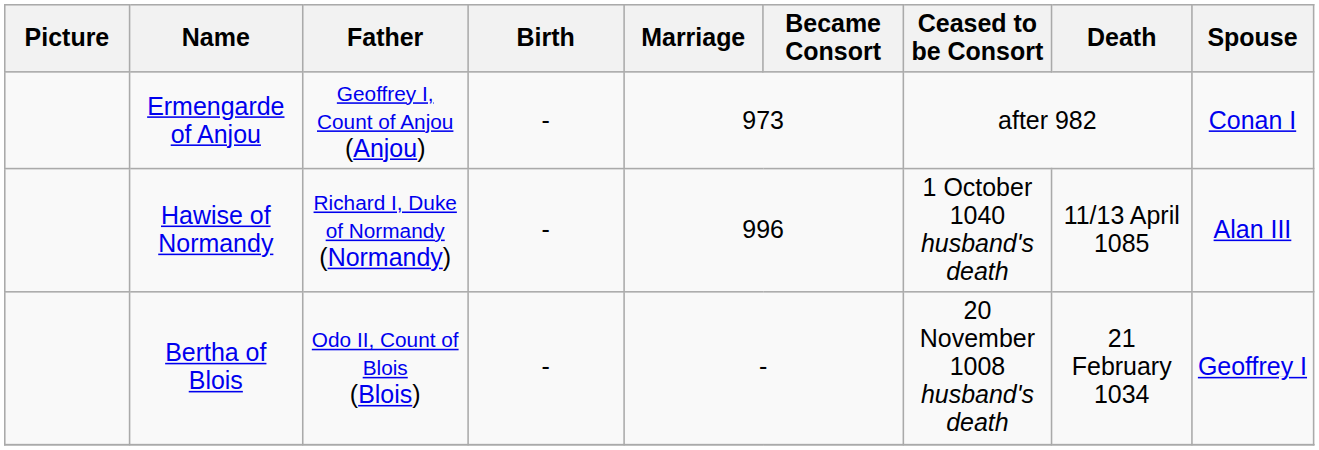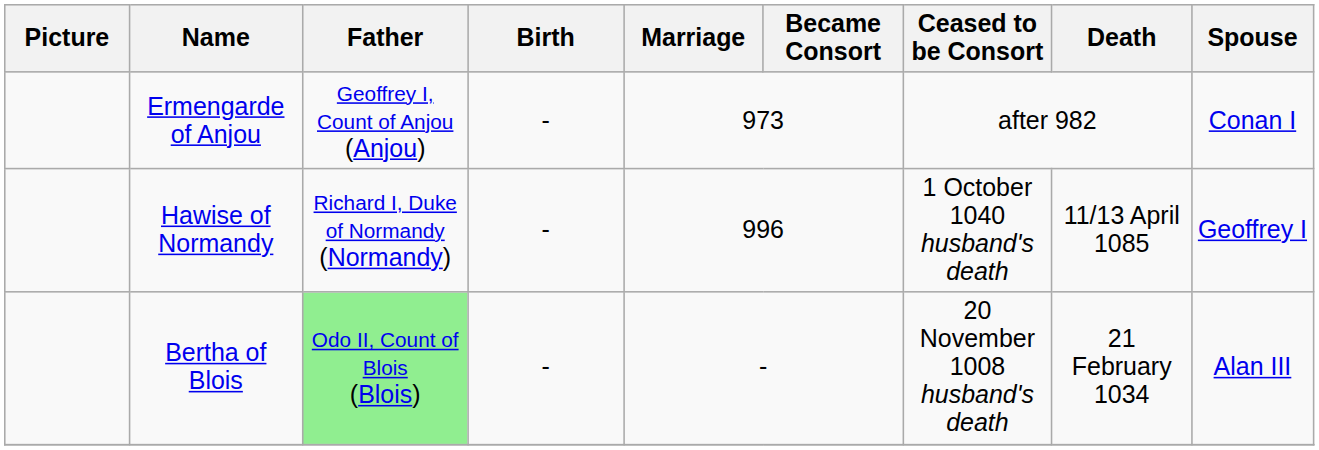(1252, 229) Alan III -> (1252, 229) Geoffrey I
(385, 369) no background -> (385, 369) lightgreen background
(1252, 367) Geoffrey I -> (1252, 367) Alan III
